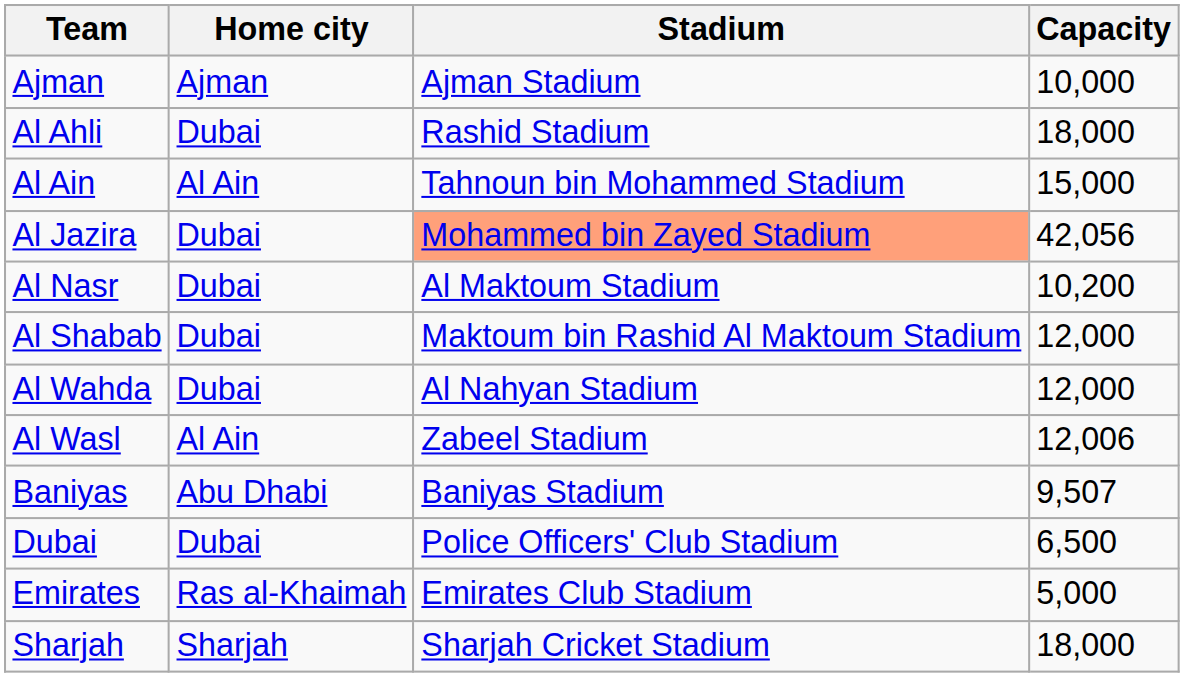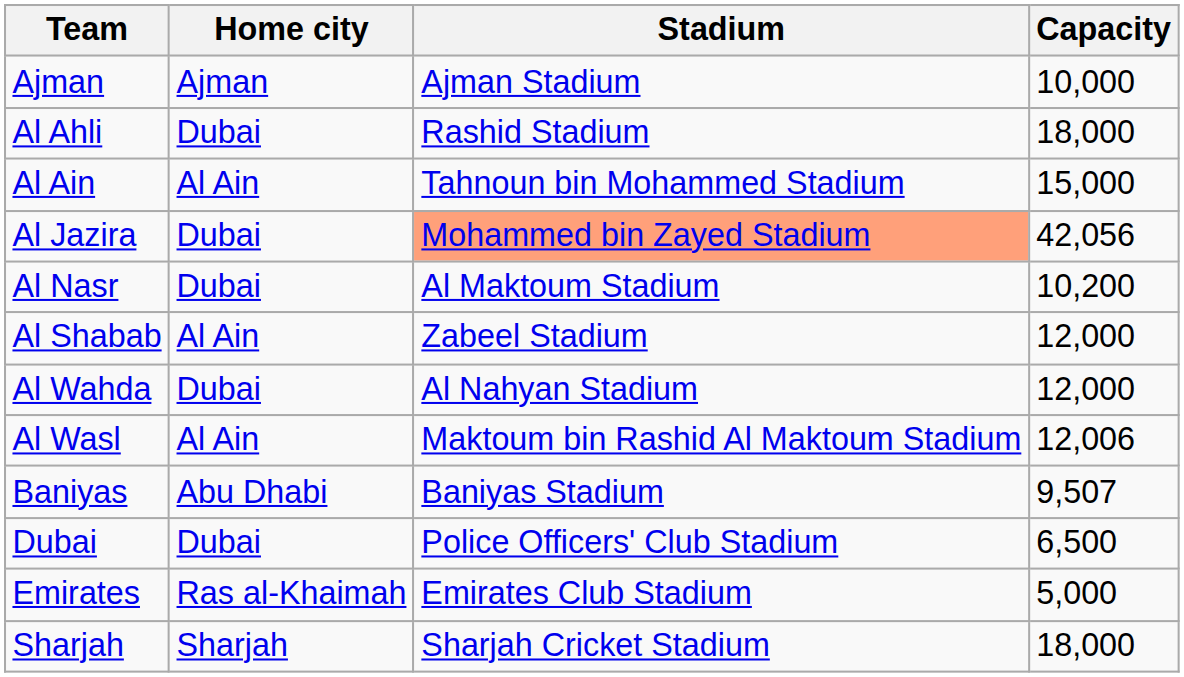(219, 337) Dubai -> (218, 337) Al Ain
(721, 337) Maktoum bin Rashid Al Maktoum Stadium -> (535, 337) Zabeel Stadium
(535, 440) Zabeel Stadium -> (721, 440) Maktoum bin Rashid Al Maktoum Stadium
